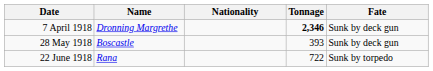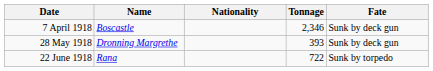(137, 27) Dronning Margrethe -> (115, 27) Boscastle
(313, 27) bold -> (313, 27) normal
(115, 43) Boscastle -> (137, 43) Dronning Margrethe
